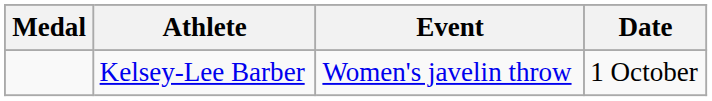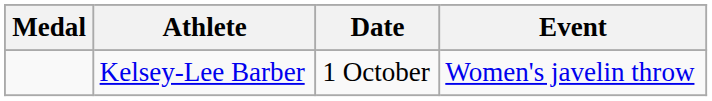columns swapped: (450, 27) <-> (645, 27)
